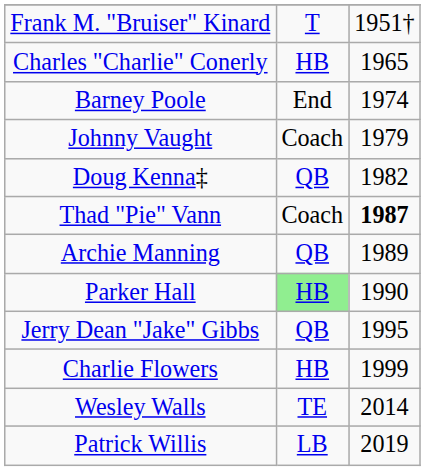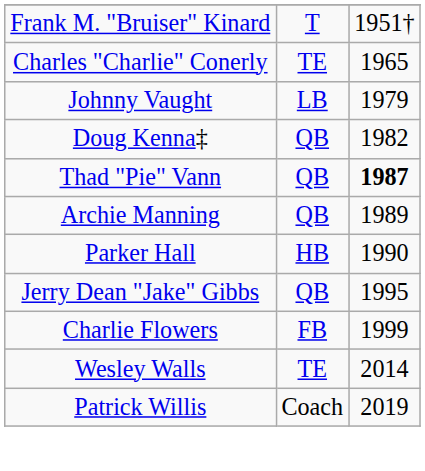(312, 61) HB -> (312, 61) TE
- row: (140, 100)
(312, 138) Coach -> (312, 100) LB
(312, 215) Coach -> (312, 176) QB
(312, 291) lightgreen background -> (312, 253) no background
(312, 368) HB -> (312, 330) FB
(312, 445) LB -> (312, 406) Coach
